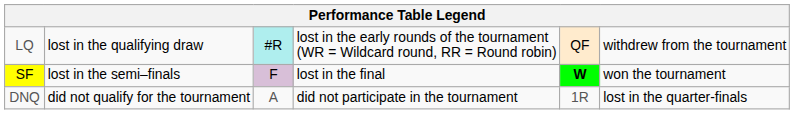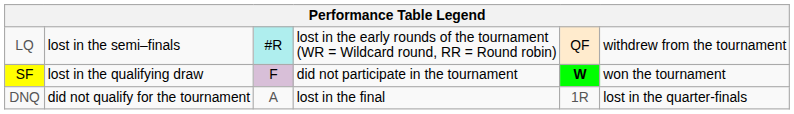(126, 46) lost in the qualifying draw -> (114, 46) lost in the semi–finals
(114, 76) lost in the semi–finals -> (126, 76) lost in the qualifying draw
(341, 76) lost in the final -> (407, 76) did not participate in the tournament
(407, 98) did not participate in the tournament -> (341, 98) lost in the final
